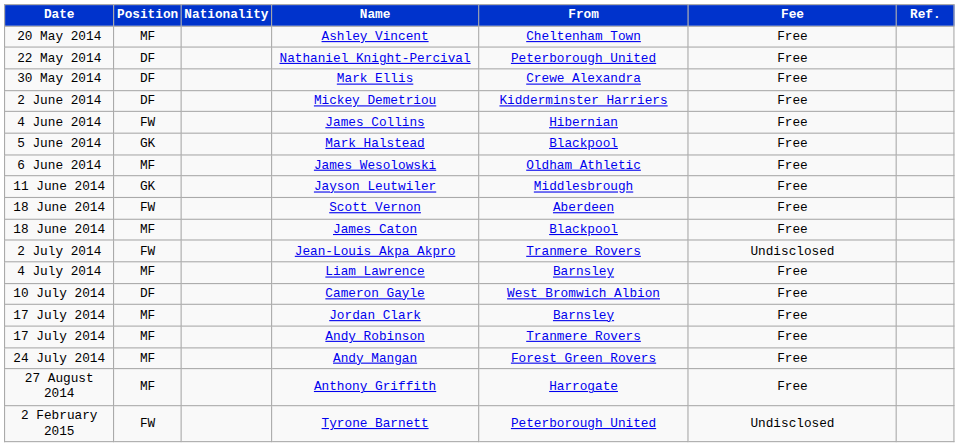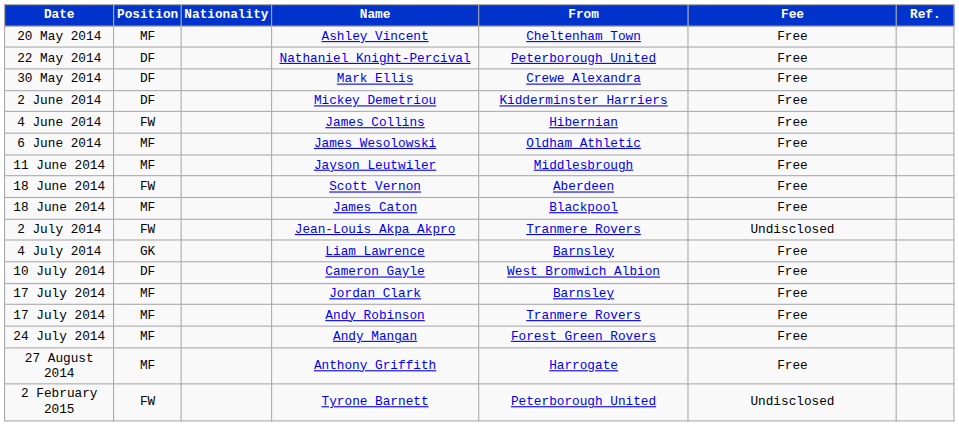- row: (375, 143)
(148, 186) GK -> (148, 165) MF
(148, 272) MF -> (148, 251) GK
